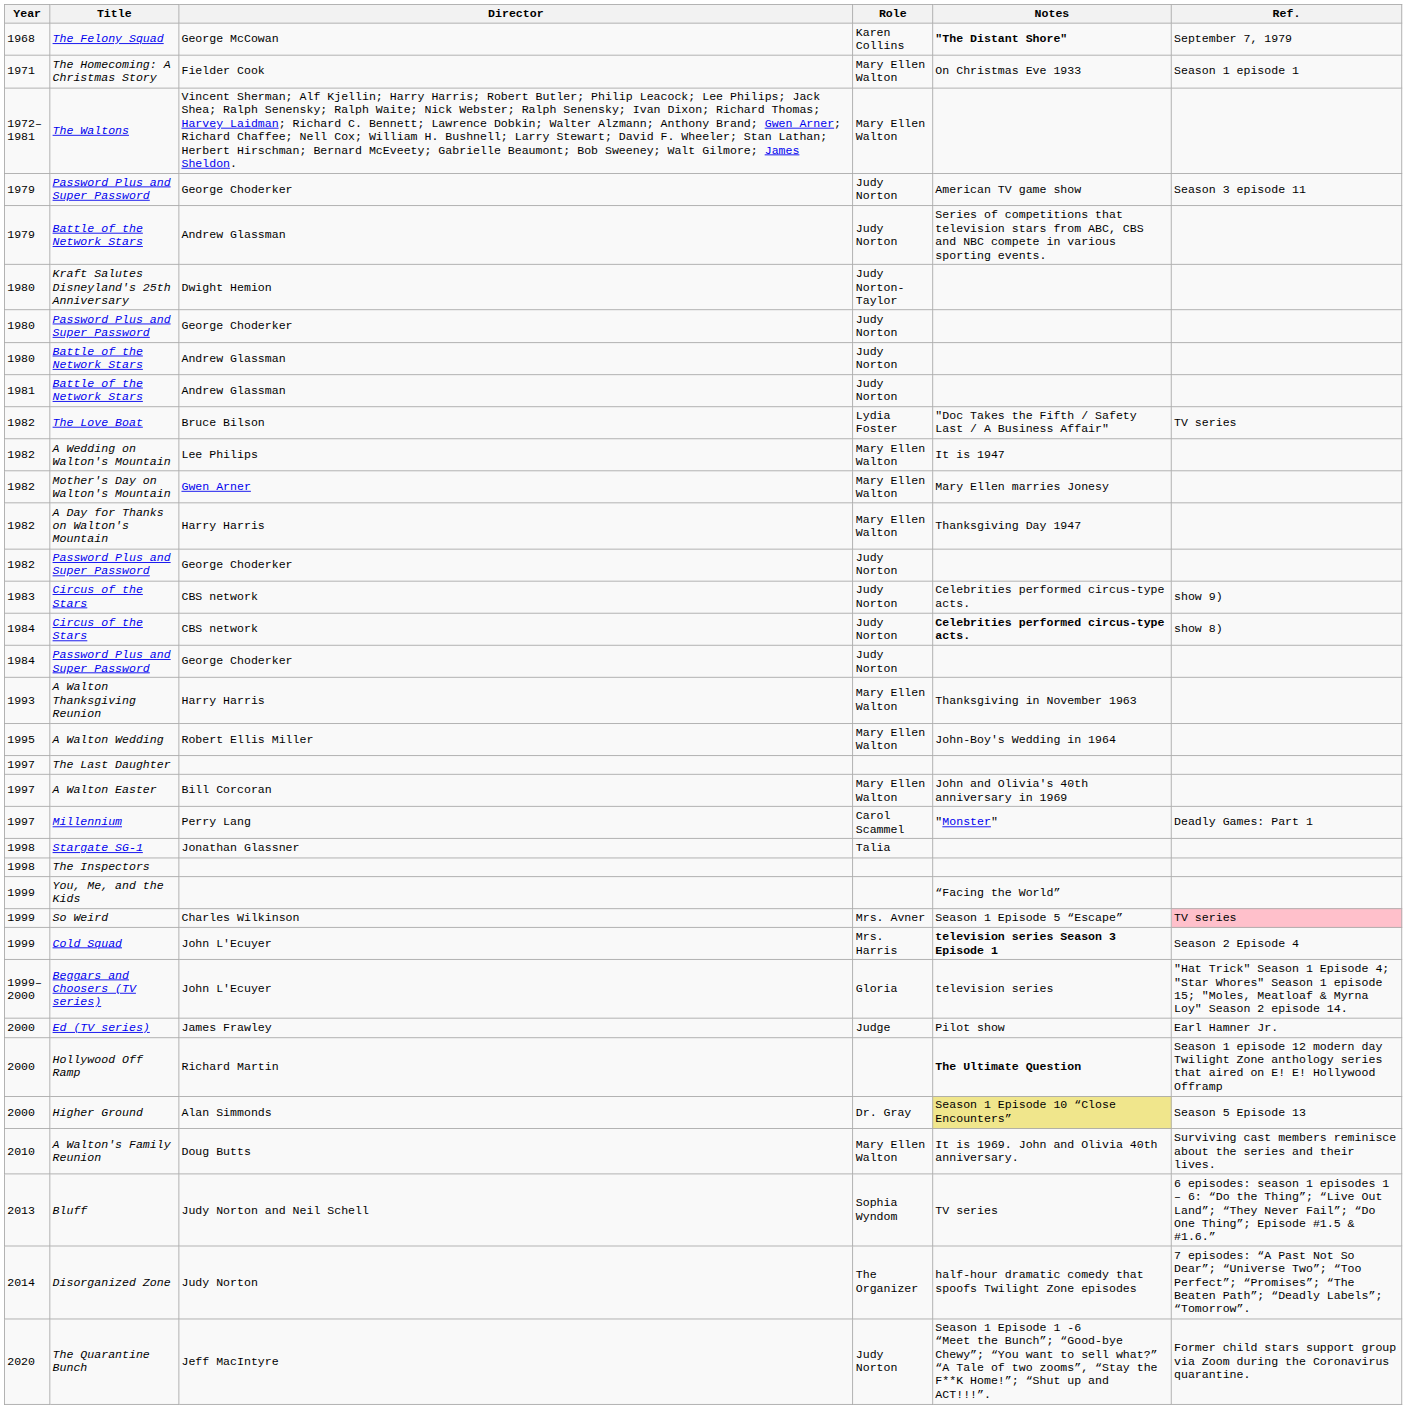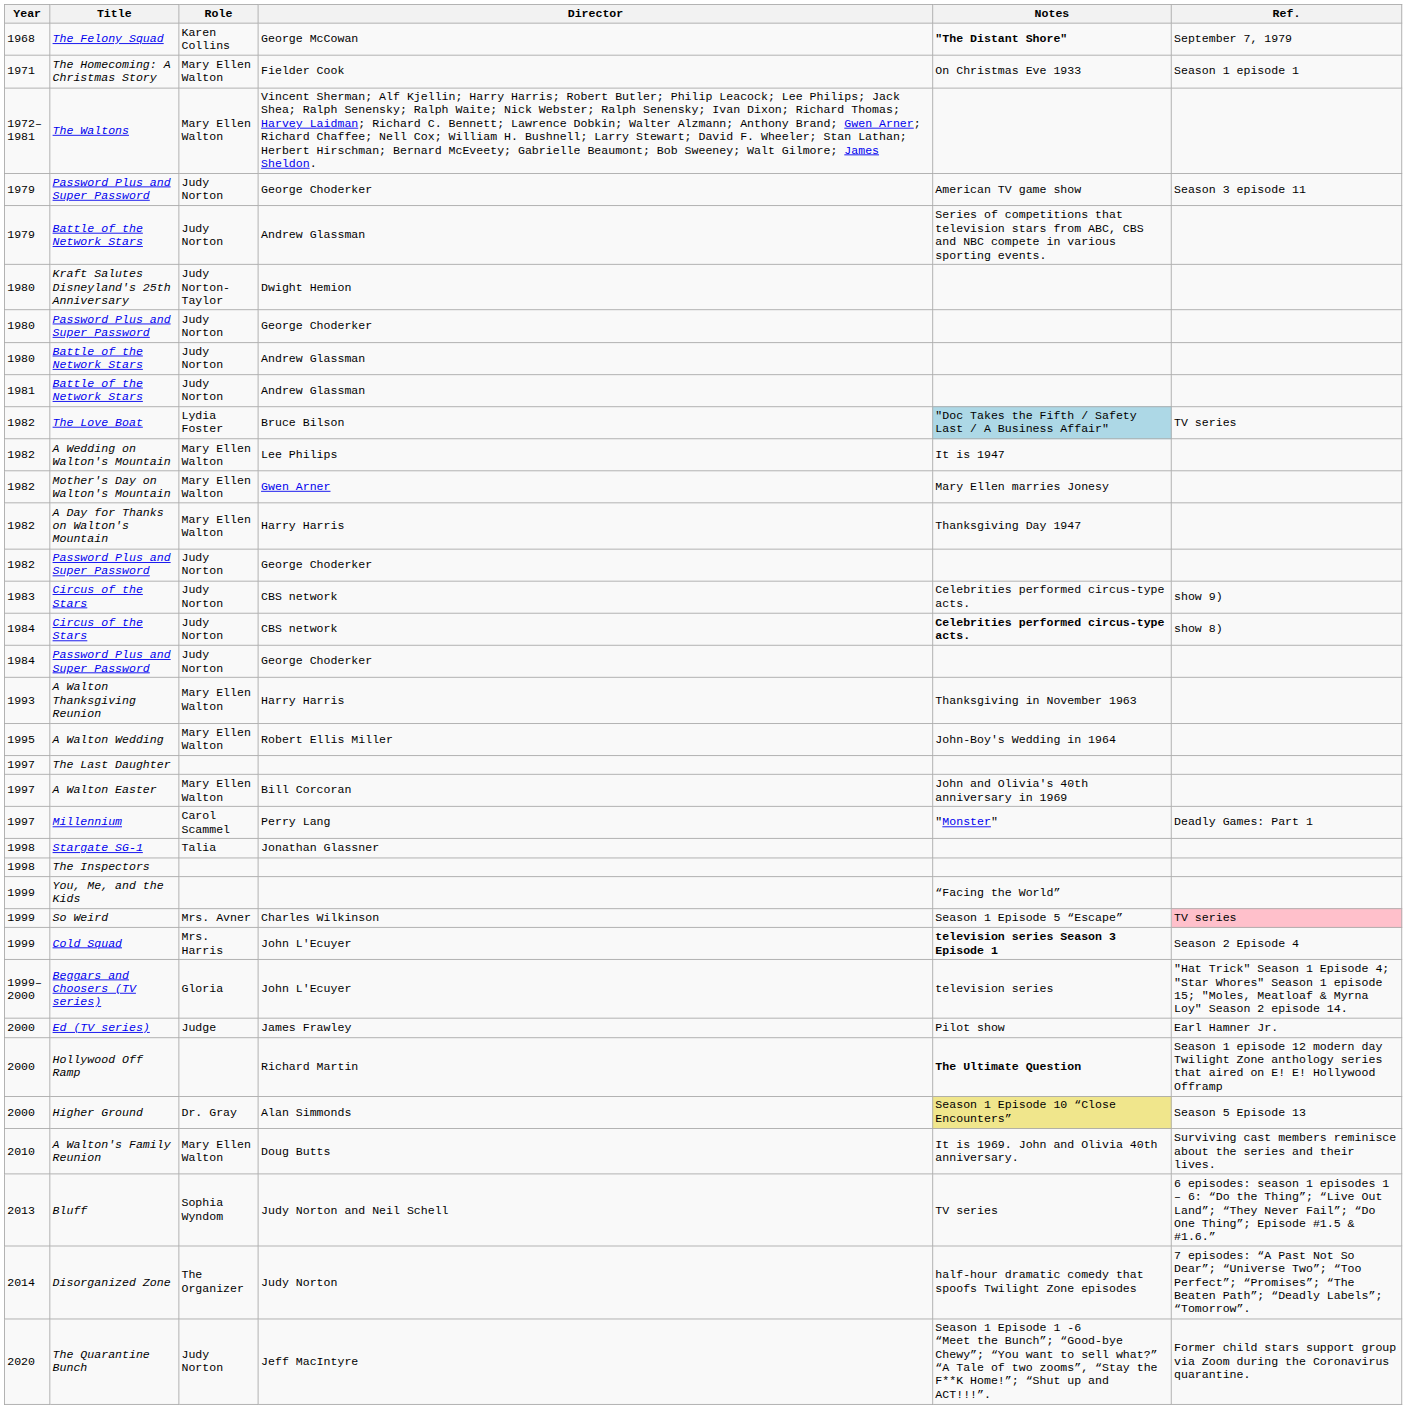columns swapped: (893, 14) <-> (516, 14)
(1036, 423) no background -> (1036, 423) lightblue background
